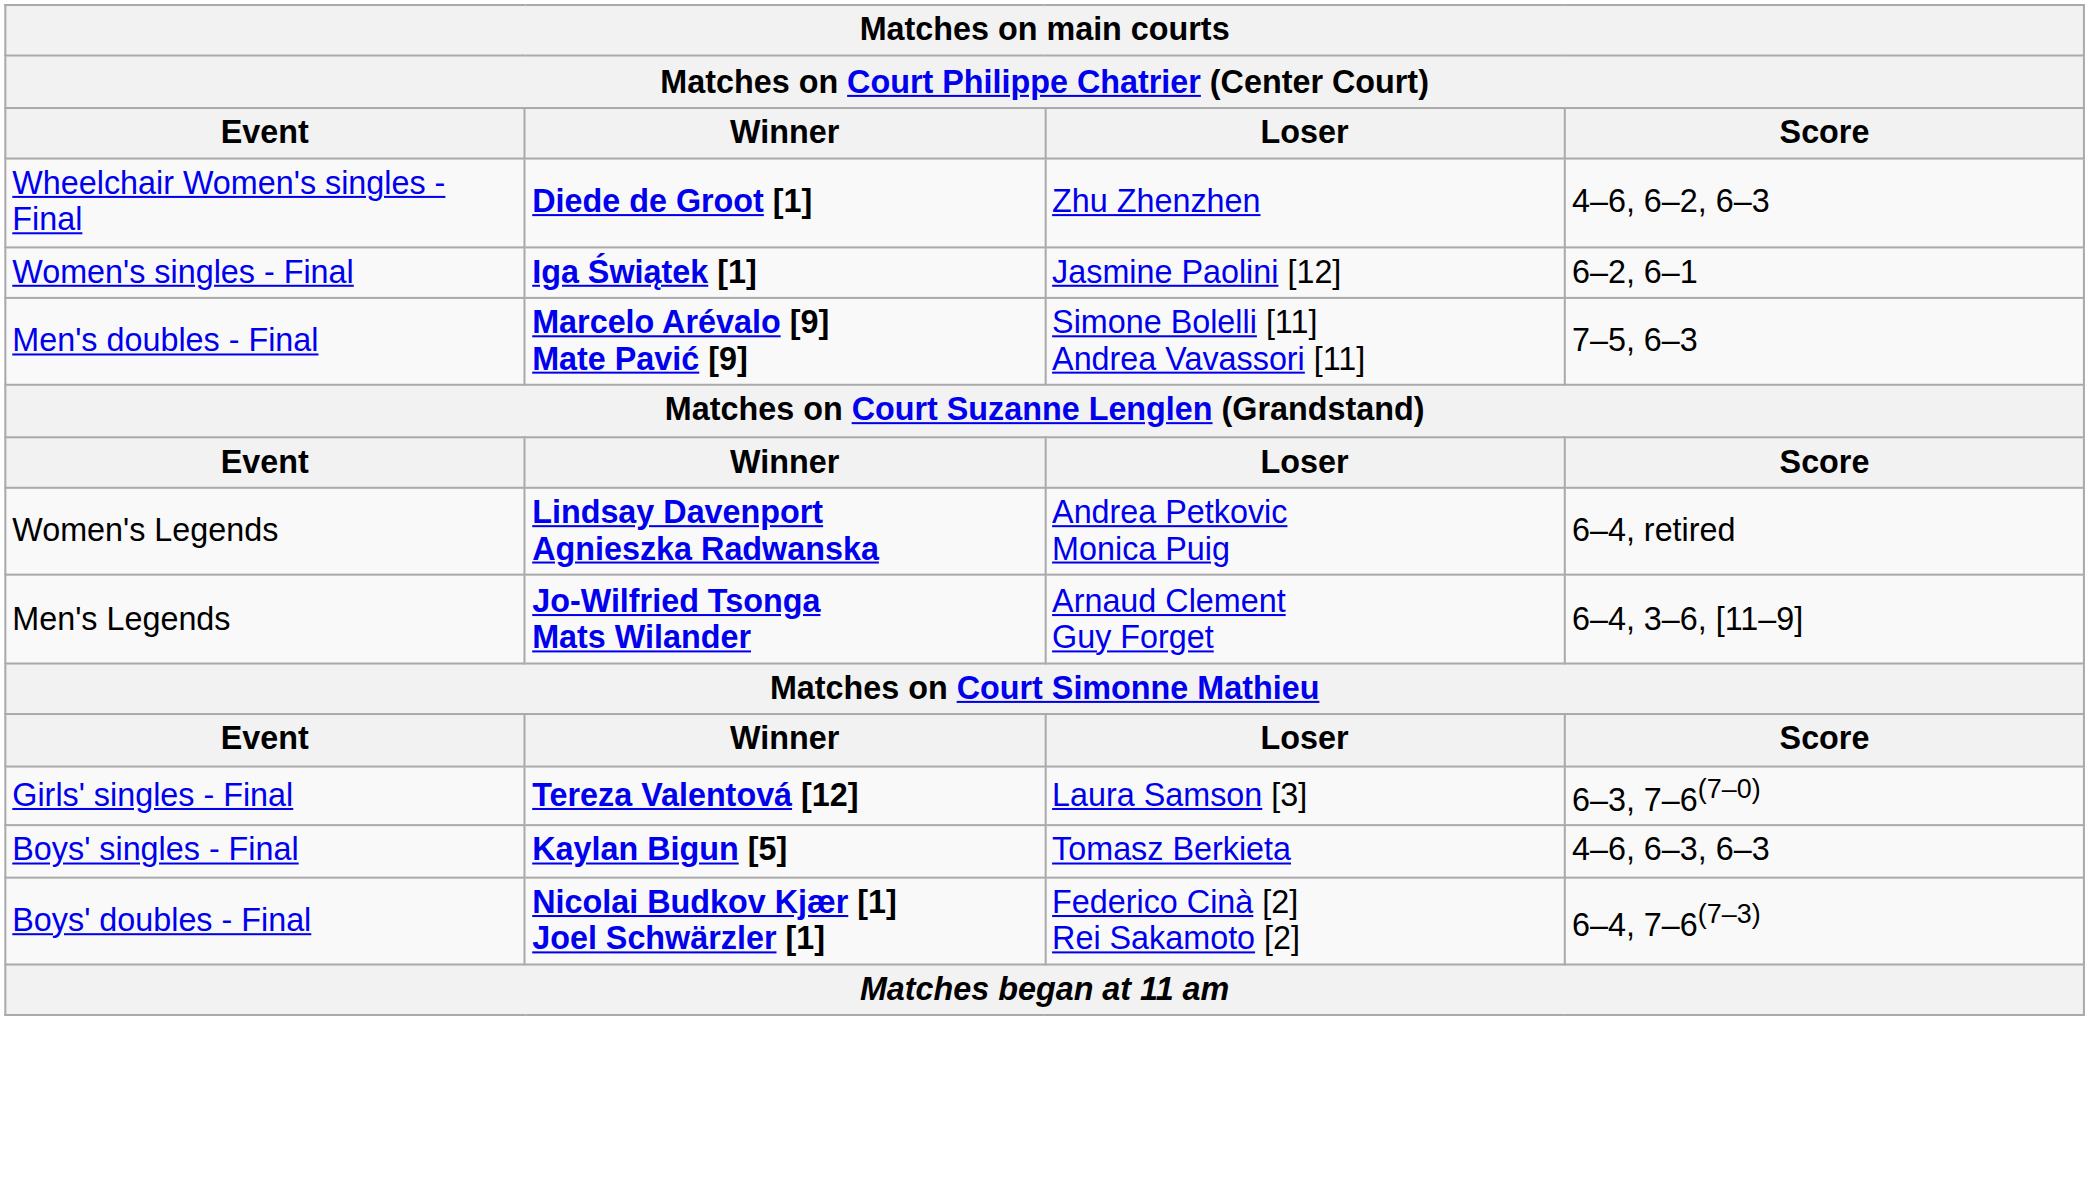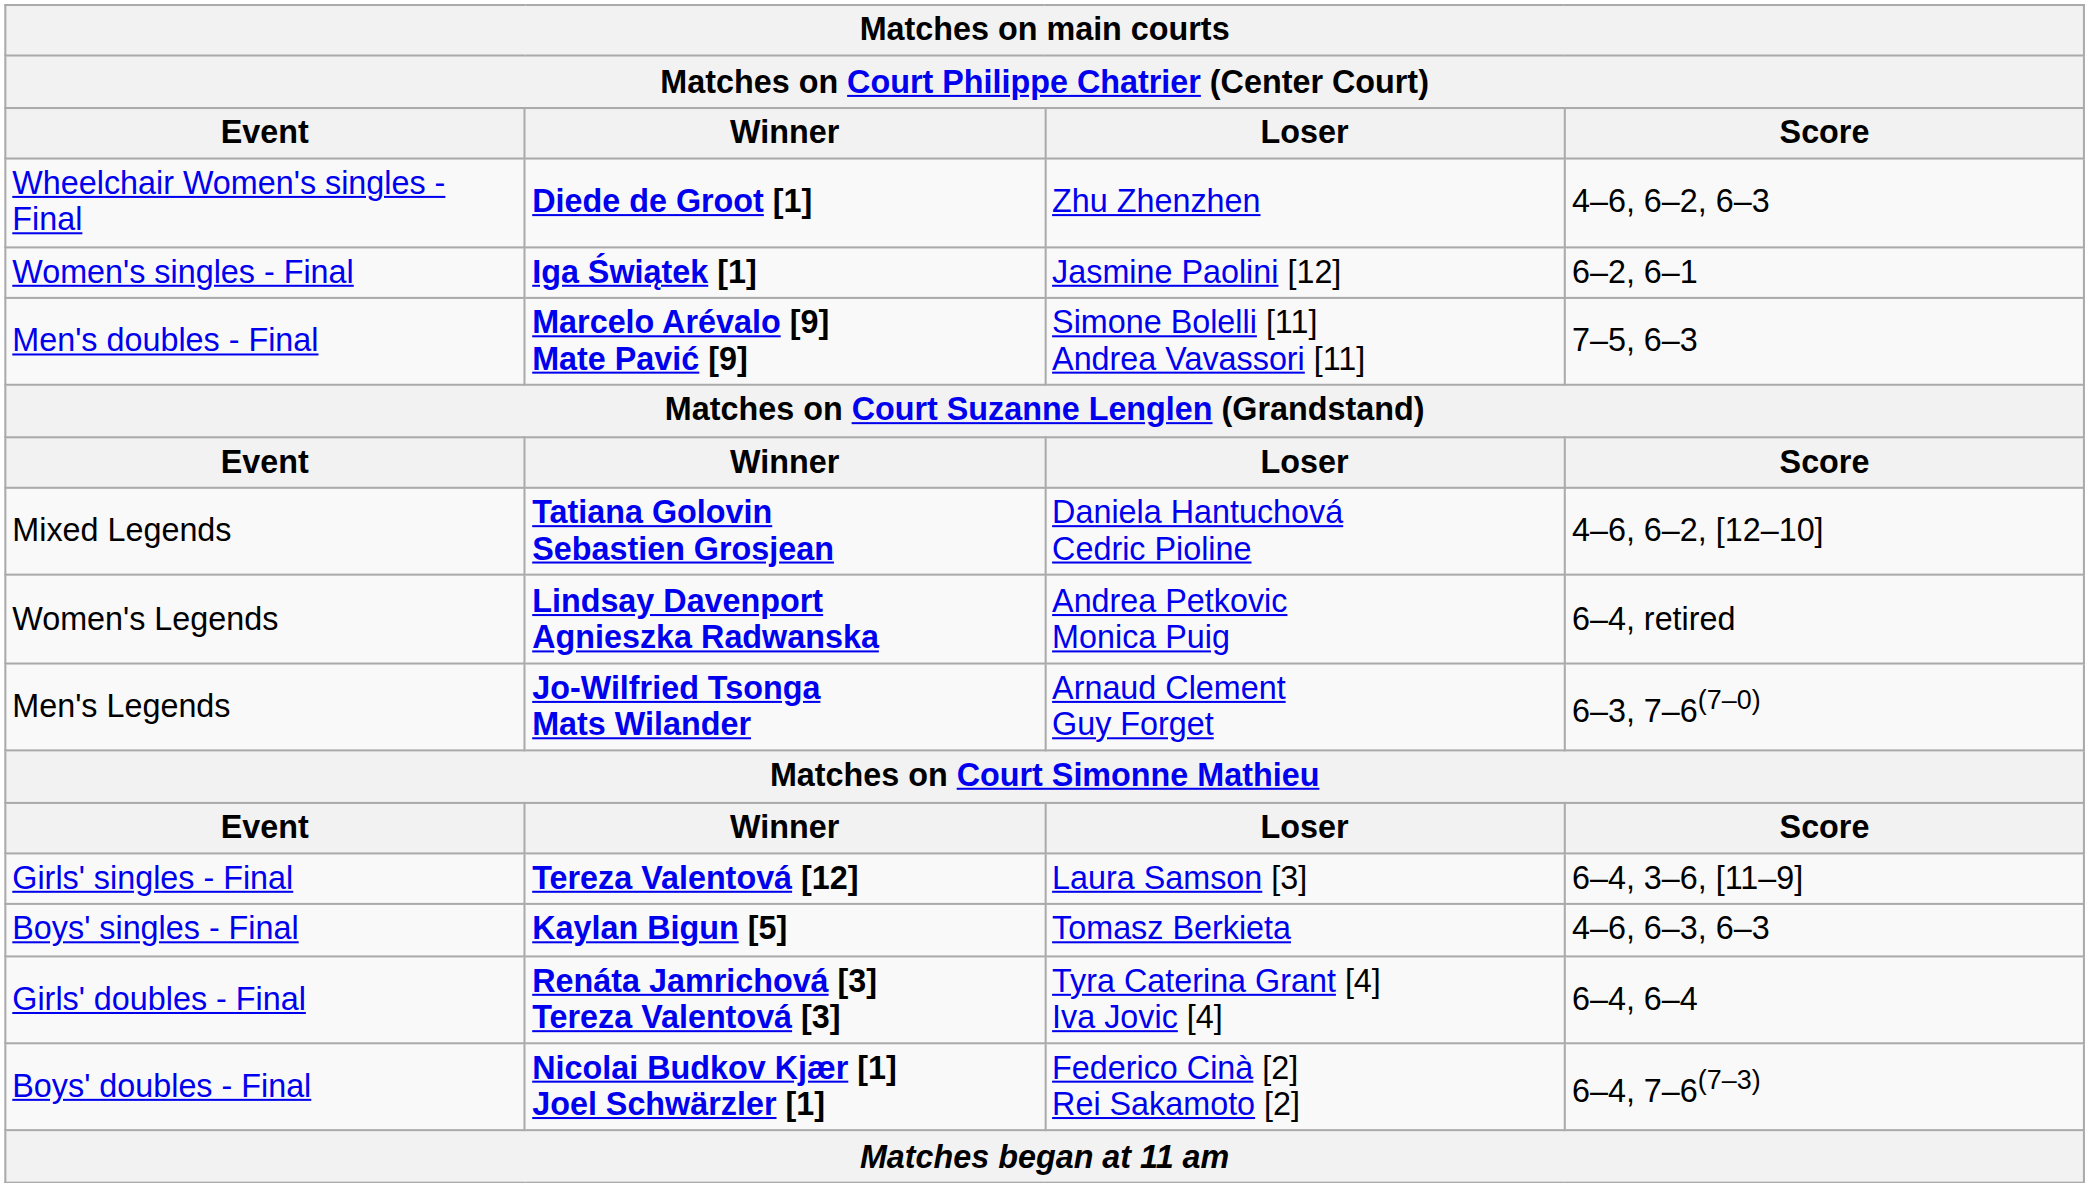+ row: (122, 531)
(1688, 618) 6–4, 3–6, [11–9] -> (1666, 706) 6–3, 7–6(7–0)
(1666, 795) 6–3, 7–6(7–0) -> (1688, 878) 6–4, 3–6, [11–9]
+ row: (159, 998)
